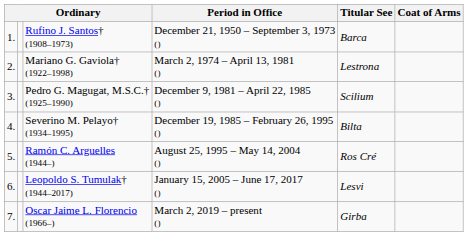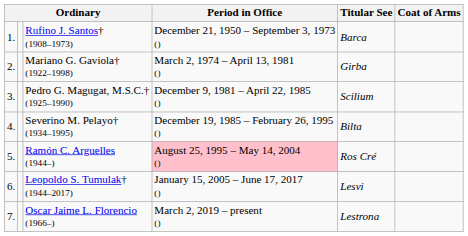(360, 66) Lestrona -> (354, 66) Girba
(227, 156) no background -> (227, 156) pink background
(354, 216) Girba -> (360, 216) Lestrona
